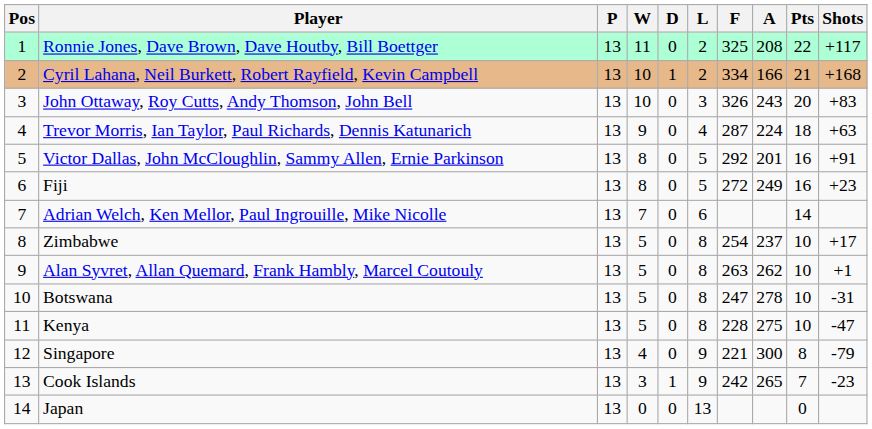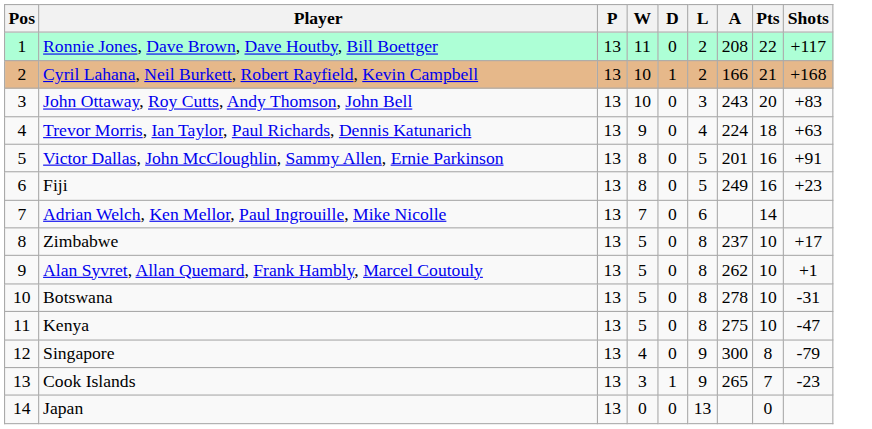- column: (735, 18)
